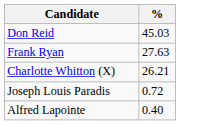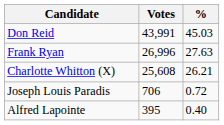+ column: (161, 14)
